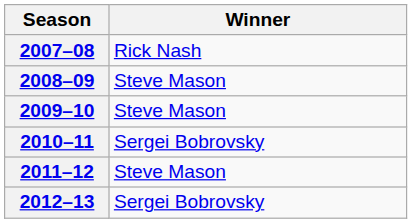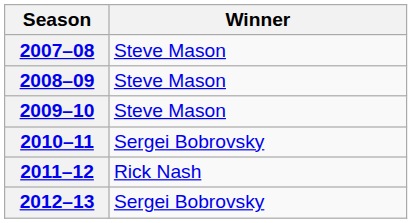(158, 50) Rick Nash -> (170, 50) Steve Mason
(170, 171) Steve Mason -> (158, 171) Rick Nash
